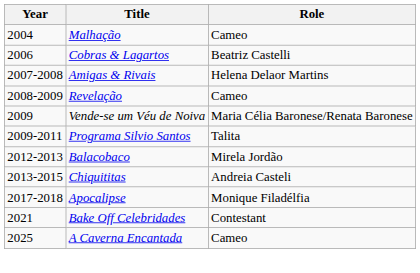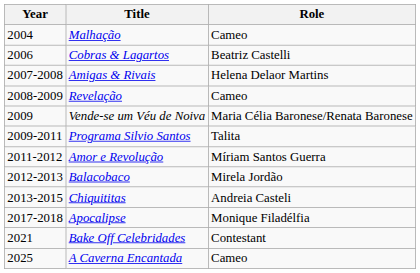+ row: (116, 156)
